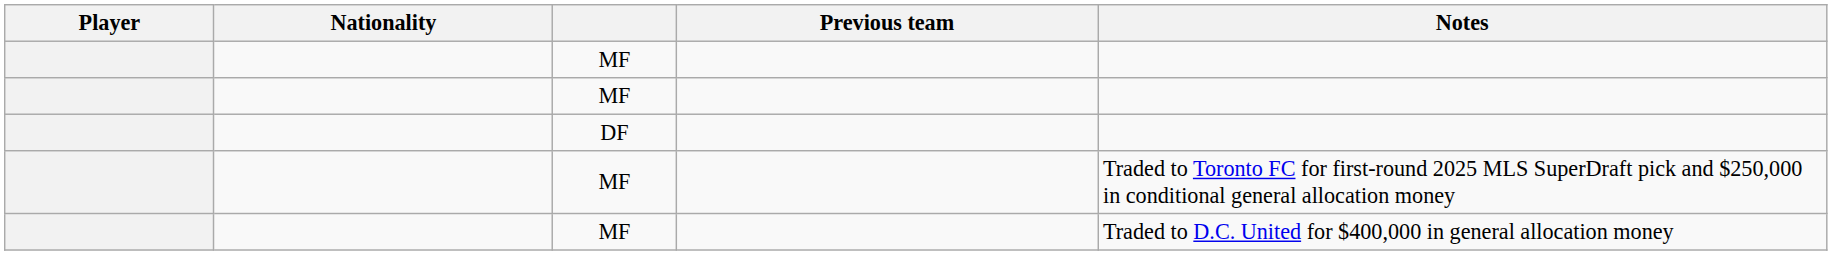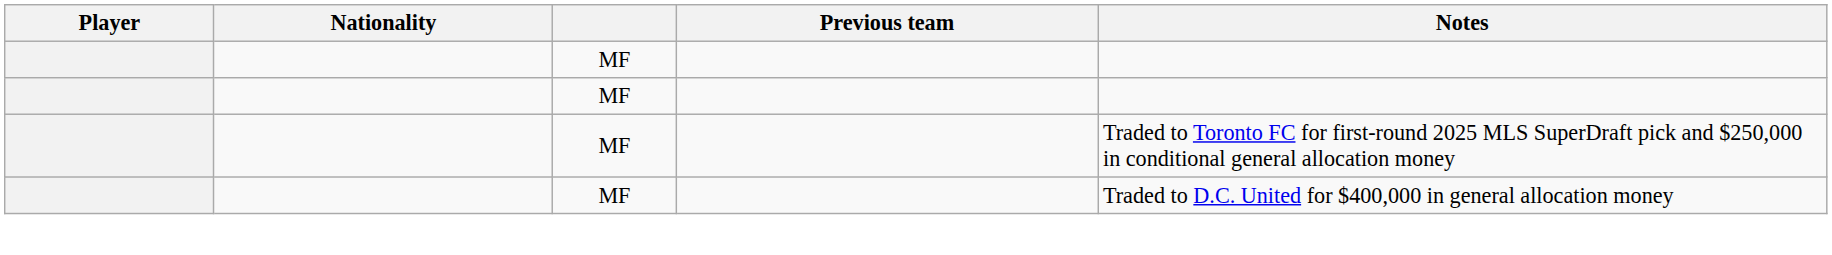- row: (109, 133)
